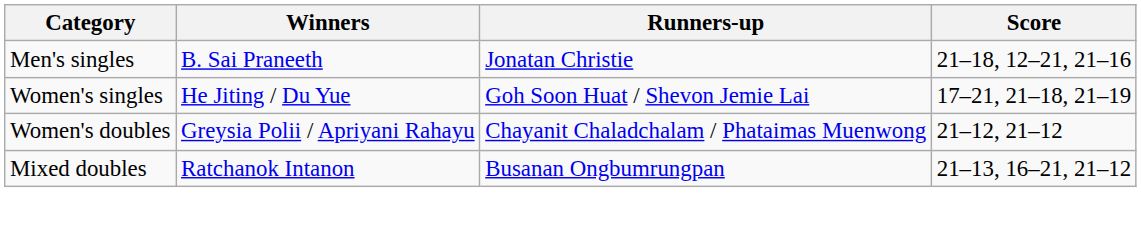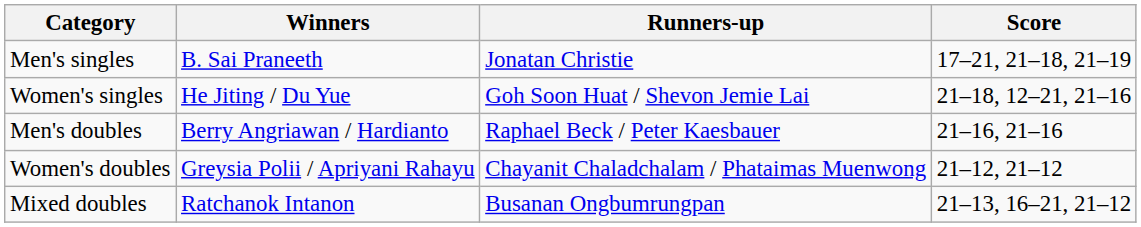(1034, 58) 21–18, 12–21, 21–16 -> (1034, 58) 17–21, 21–18, 21–19
(1034, 95) 17–21, 21–18, 21–19 -> (1034, 95) 21–18, 12–21, 21–16
+ row: (76, 131)
